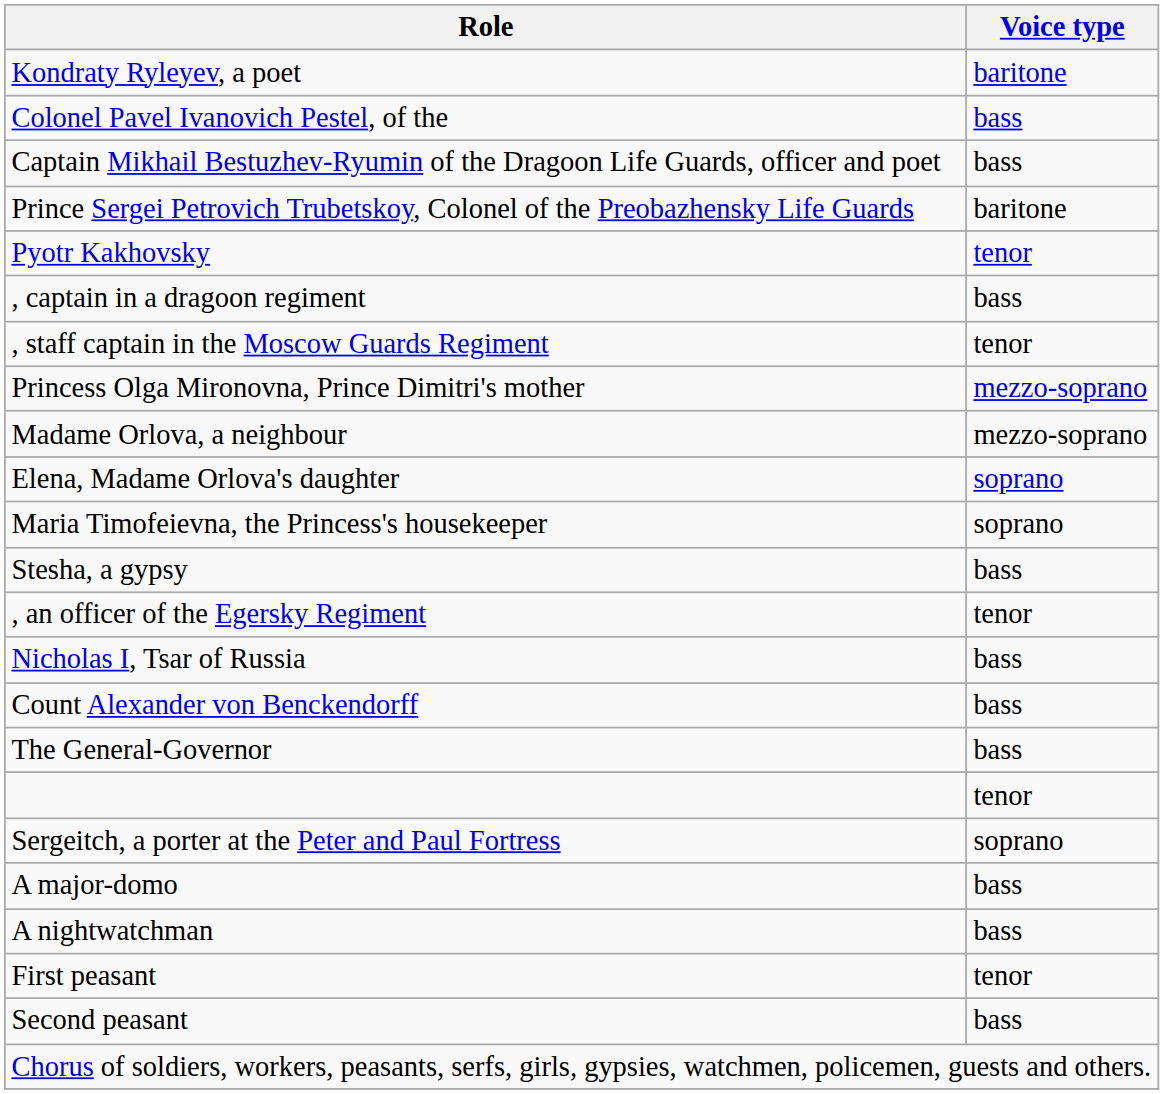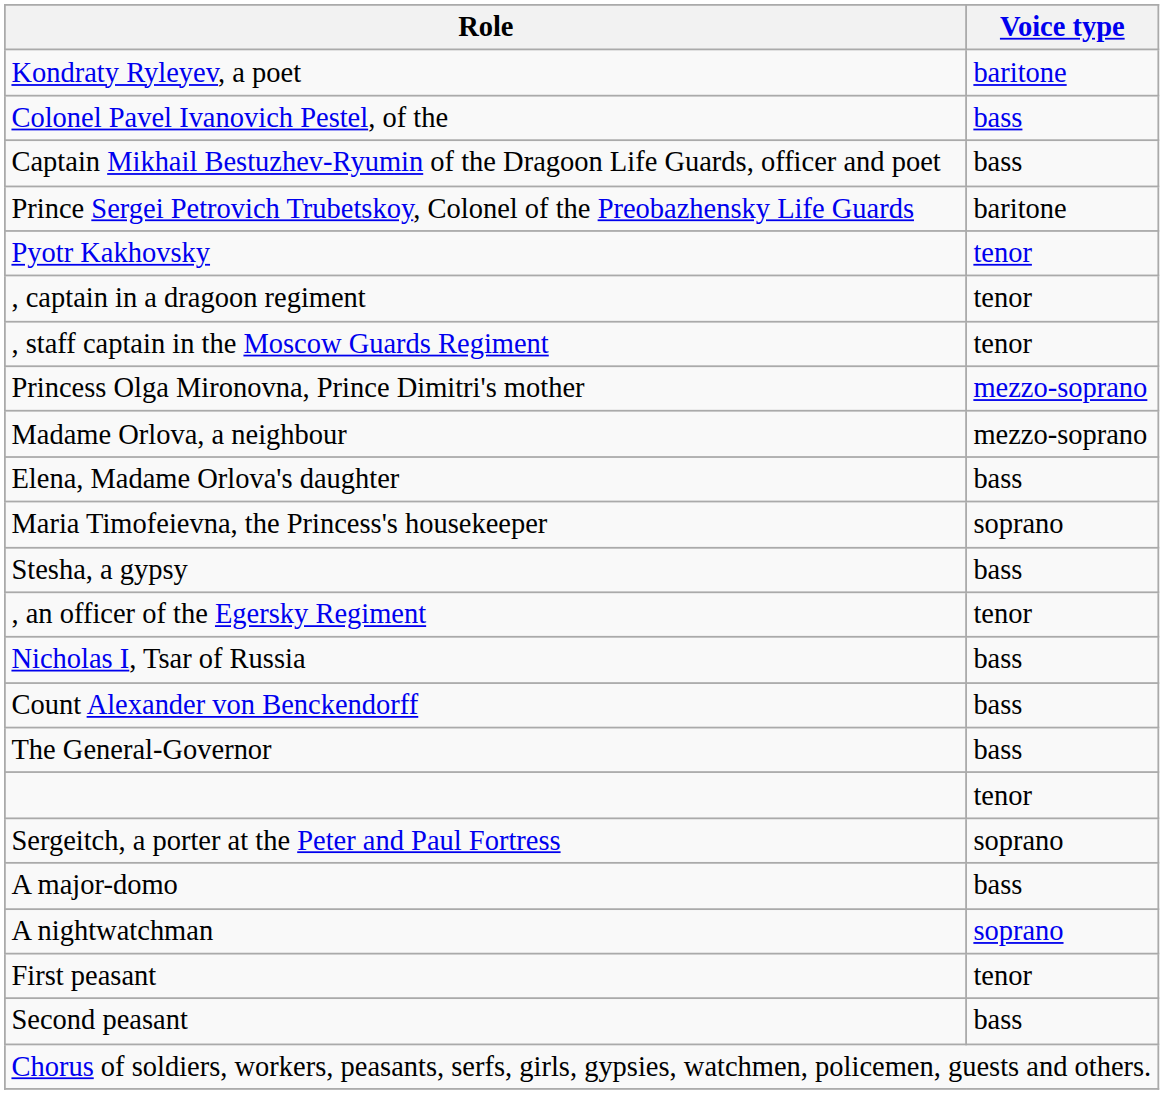(998, 298) bass -> (1003, 298) tenor
(1018, 478) soprano -> (998, 478) bass
(998, 930) bass -> (1018, 930) soprano
